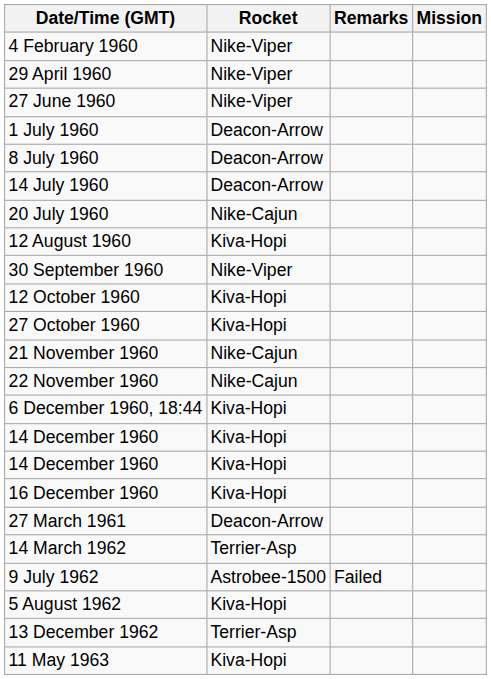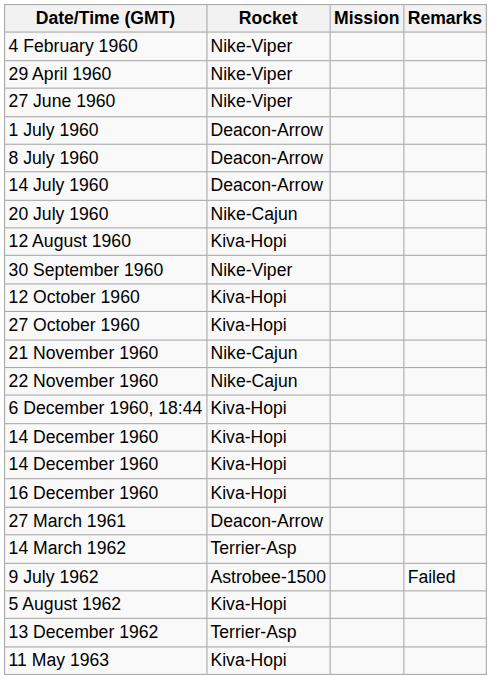columns swapped: (449, 18) <-> (371, 18)
